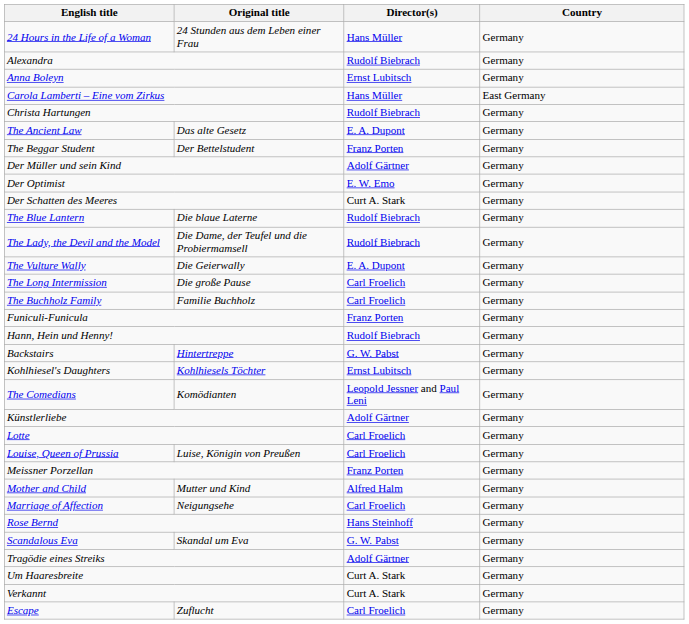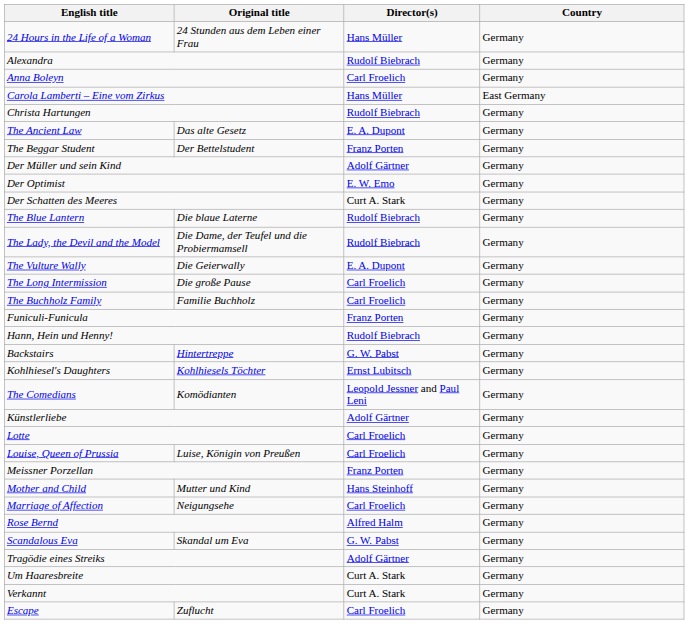(379, 78) Ernst Lubitsch -> (376, 78) Carl Froelich
(375, 488) Alfred Halm -> (380, 488) Hans Steinhoff
(380, 523) Hans Steinhoff -> (375, 523) Alfred Halm
